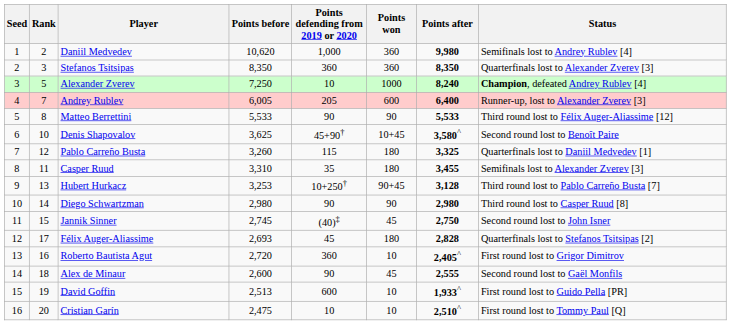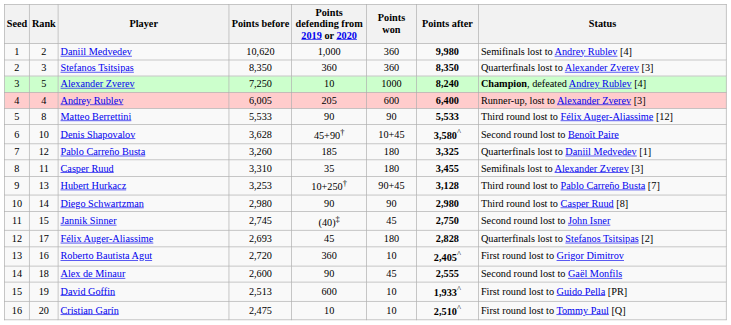(44, 100) 7 -> (44, 100) 4
(260, 134) 3,625 -> (260, 134) 3,628
(329, 152) 115 -> (329, 152) 185
